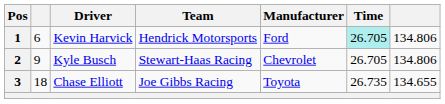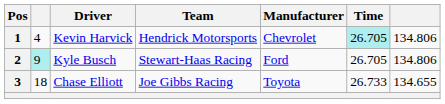(37, 37) 6 -> (37, 37) 4
(276, 37) Ford -> (290, 37) Chevrolet
(37, 59) no background -> (37, 59) paleturquoise background
(290, 59) Chevrolet -> (276, 59) Ford
(369, 81) 26.735 -> (369, 81) 26.733
